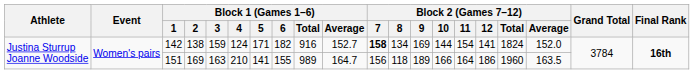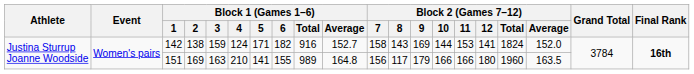(378, 45) bold -> (378, 45) normal
(400, 45) 134 -> (400, 45) 143
(465, 45) 154 -> (465, 45) 153
(344, 61) 164.7 -> (344, 61) 164.8
(400, 61) 118 -> (400, 61) 117
(421, 61) 189 -> (421, 61) 179
(465, 61) 164 -> (465, 61) 166
(487, 61) 186 -> (487, 61) 180
